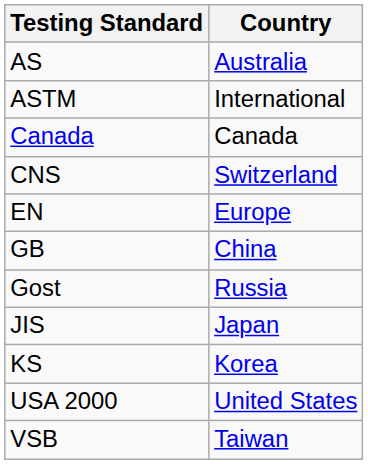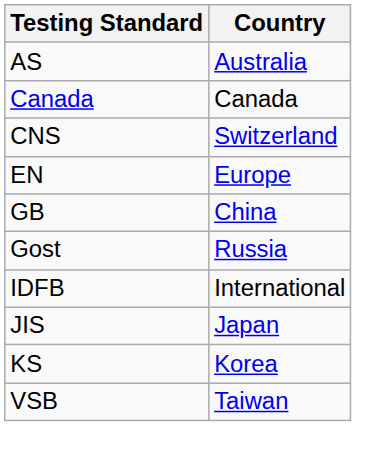- row: (43, 99)
+ row: (37, 288)
- row: (64, 401)
